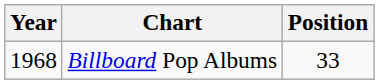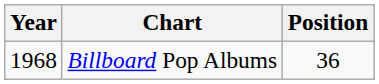(328, 60) 33 -> (328, 60) 36
